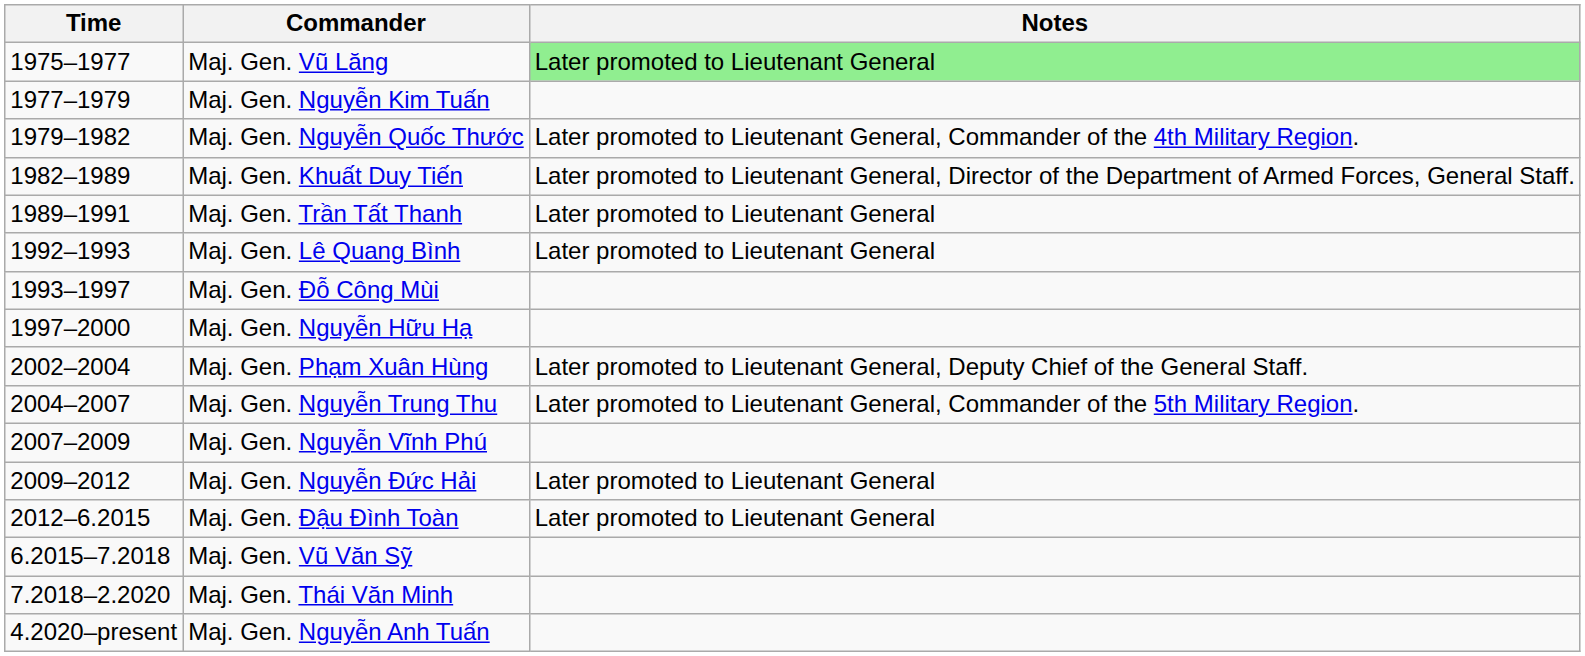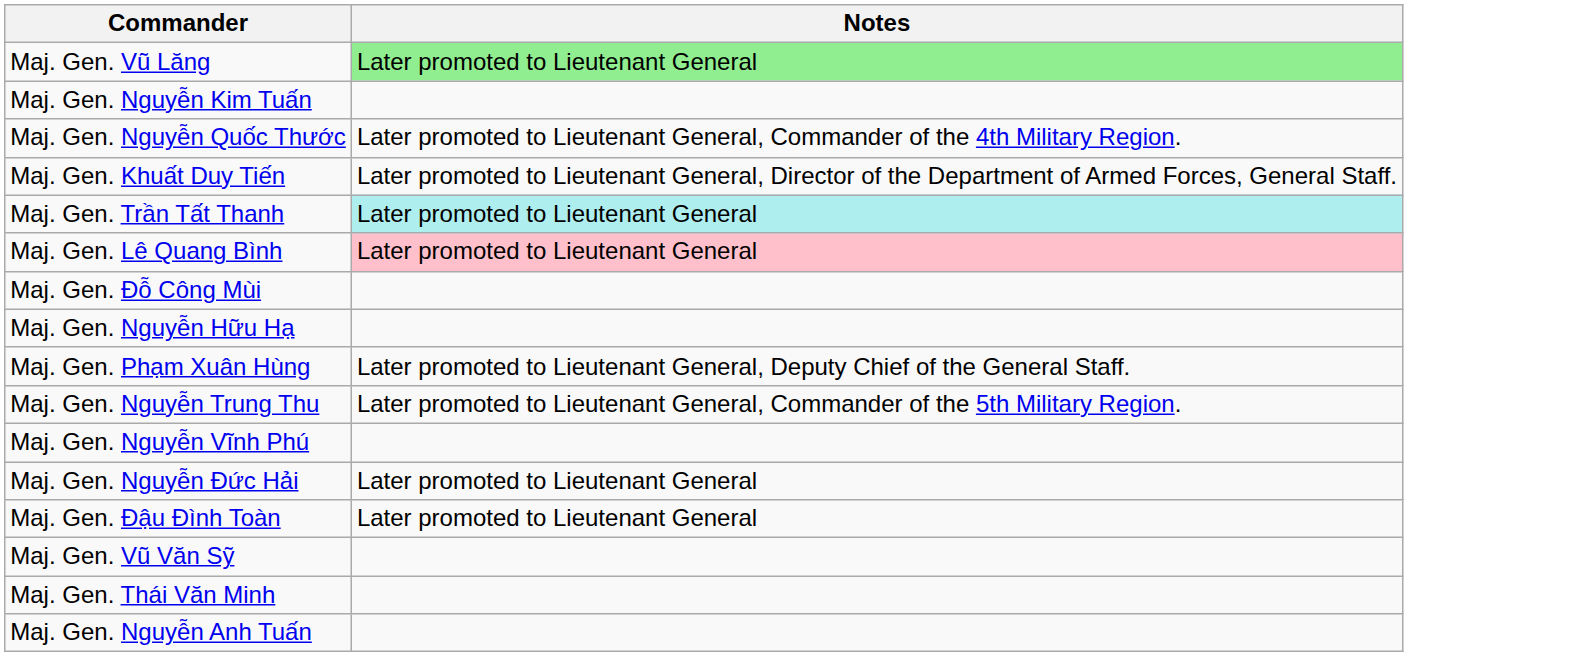- column: (94, 23)
(735, 213) no background -> (557, 213) paleturquoise background
(735, 251) no background -> (557, 251) pink background
